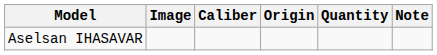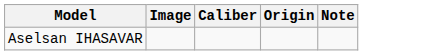- column: (355, 16)
